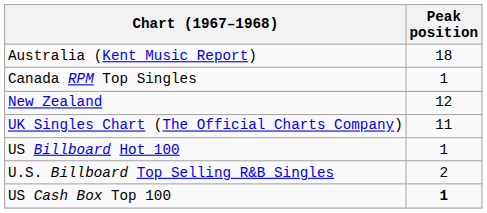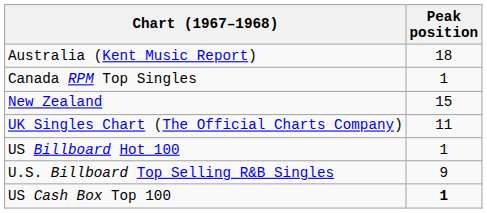(444, 103) 12 -> (444, 103) 15
(444, 173) 2 -> (444, 173) 9
